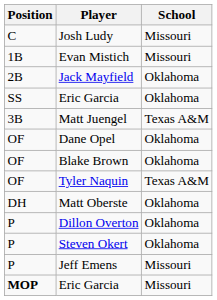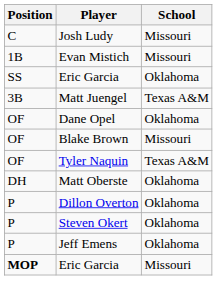- row: (15, 77)
(172, 160) Oklahoma -> (168, 139) Missouri
(168, 264) Missouri -> (172, 243) Oklahoma
